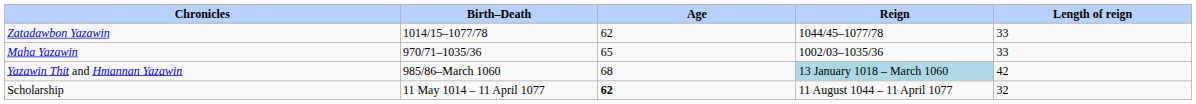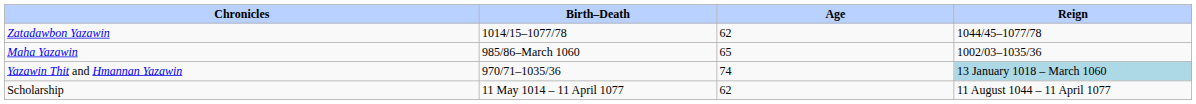- column: (1093, 14)
(442, 52) 970/71–1035/36 -> (531, 52) 985/86–March 1060
(452, 71) 985/86–March 1060 -> (521, 71) 970/71–1035/36
(607, 71) 68 -> (725, 71) 74
(607, 90) bold -> (725, 90) normal
